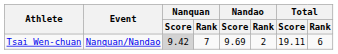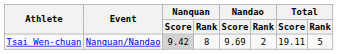(207, 41) 7 -> (207, 41) 8
(320, 41) 6 -> (320, 41) 5
